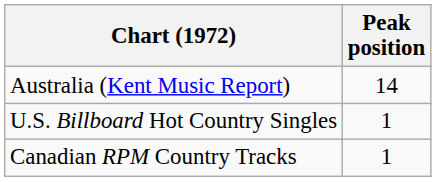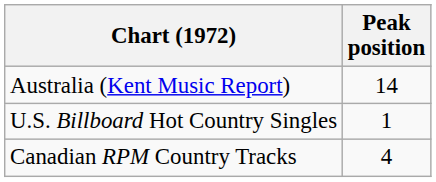(386, 157) 1 -> (386, 157) 4
